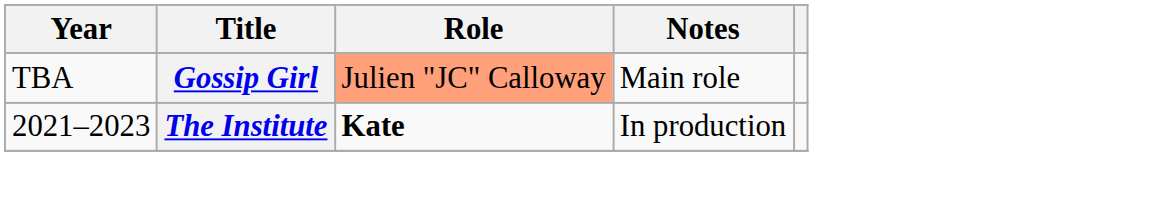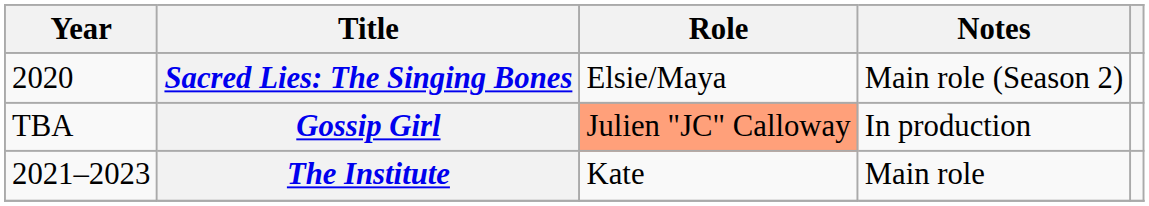+ row: (368, 77)
(680, 77) Main role -> (948, 126) In production
(373, 126) bold -> (616, 175) normal
(703, 126) In production -> (925, 175) Main role
